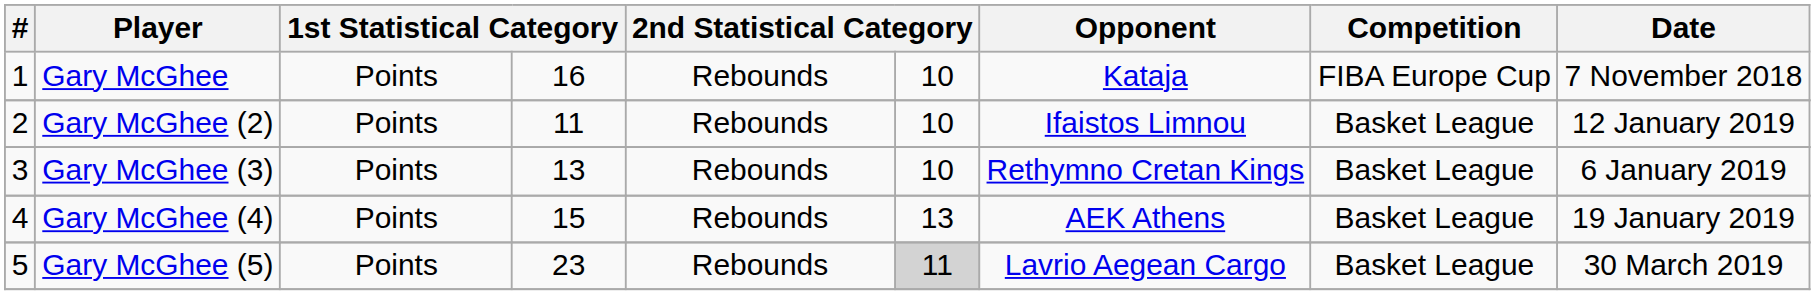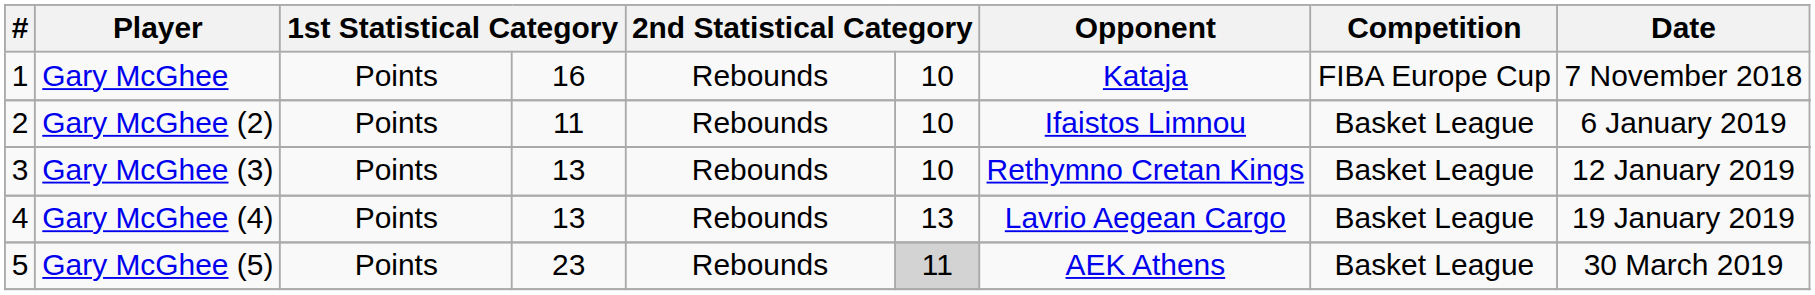(1684, 123) 12 January 2019 -> (1684, 123) 6 January 2019
(1684, 170) 6 January 2019 -> (1684, 170) 12 January 2019
(569, 218) 15 -> (569, 218) 13
(1145, 218) AEK Athens -> (1145, 218) Lavrio Aegean Cargo
(1145, 265) Lavrio Aegean Cargo -> (1145, 265) AEK Athens
